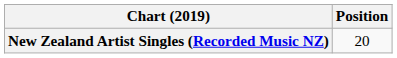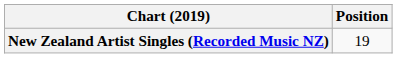(362, 40) 20 -> (362, 40) 19
